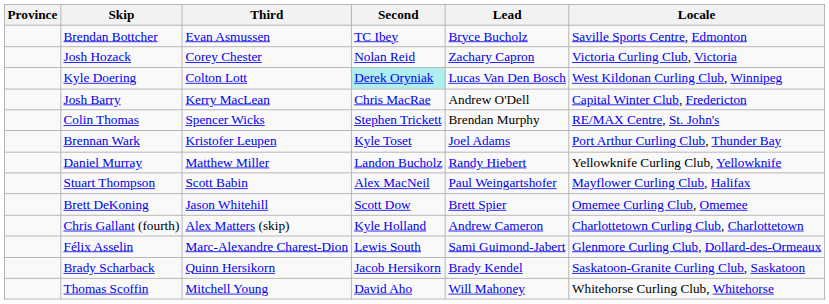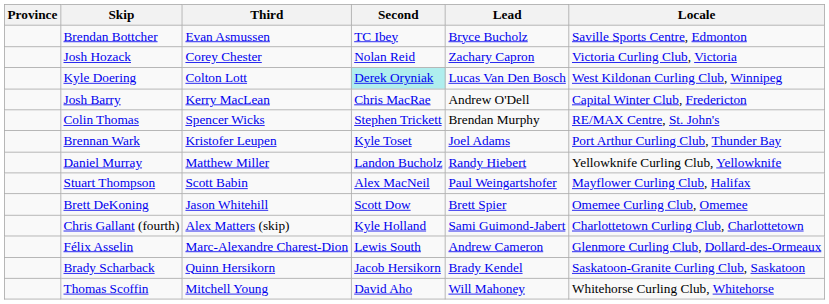(496, 225) Andrew Cameron -> (507, 225) Sami Guimond-Jabert
(507, 246) Sami Guimond-Jabert -> (496, 246) Andrew Cameron
